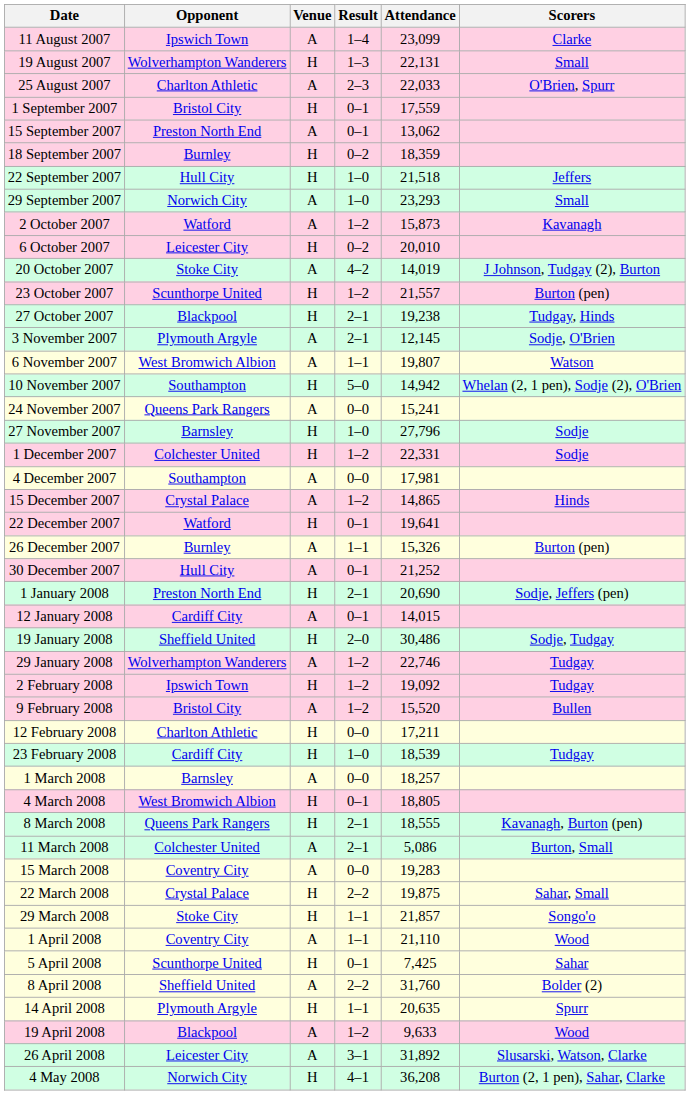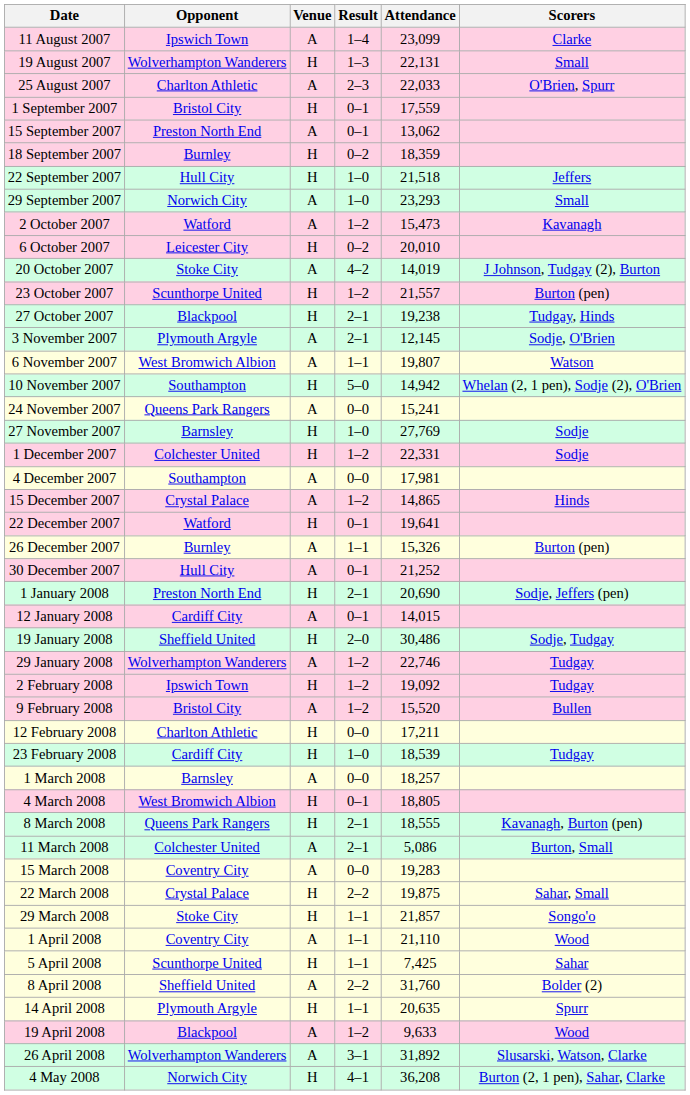(420, 223) 15,873 -> (420, 223) 15,473
(420, 431) 27,796 -> (420, 431) 27,769
(358, 962) 0–1 -> (358, 962) 1–1
(207, 1055) Leicester City -> (207, 1055) Wolverhampton Wanderers
